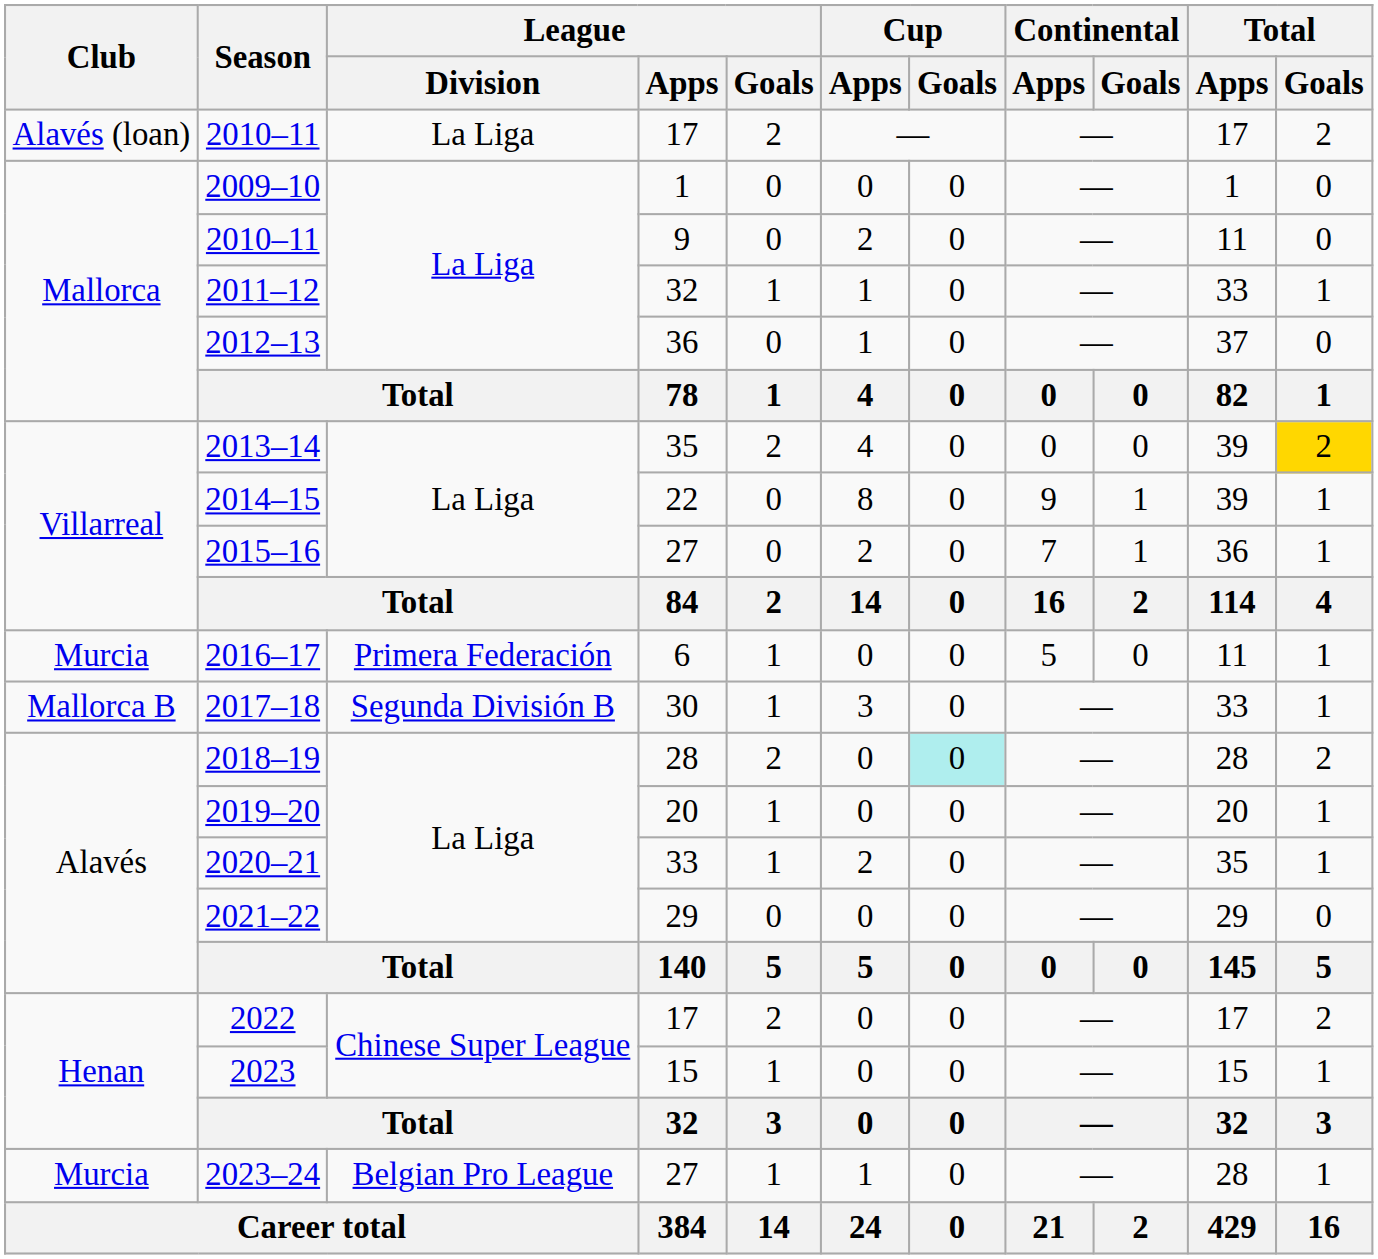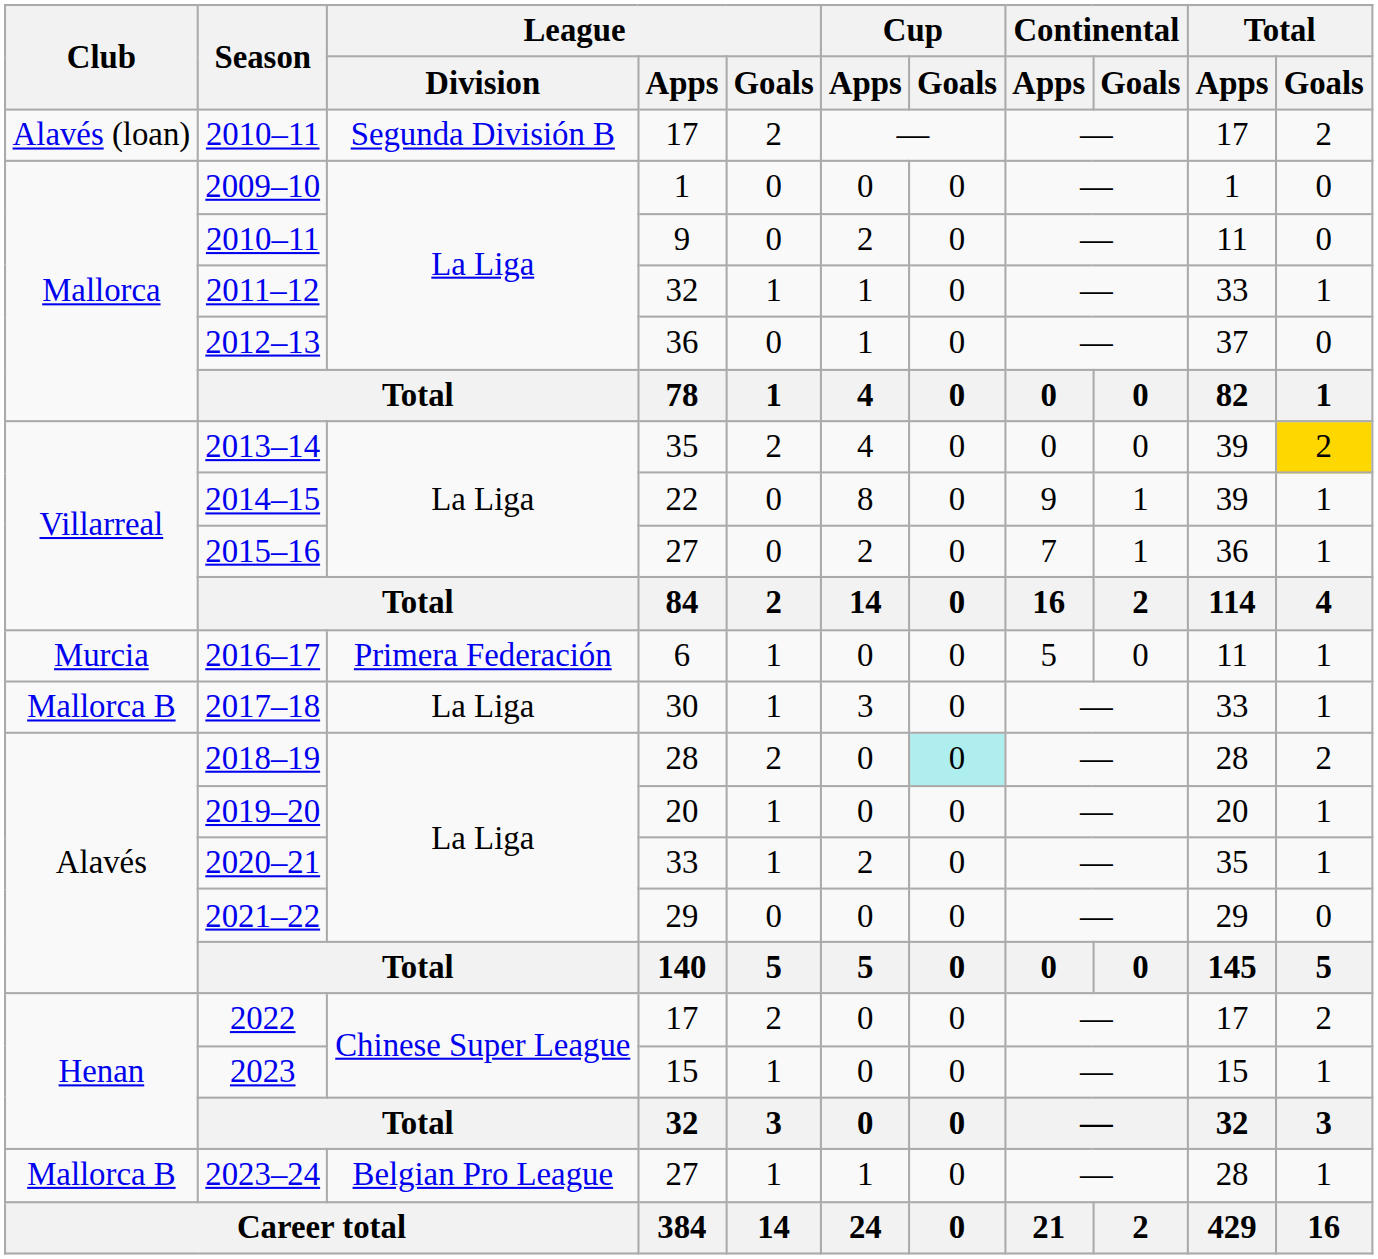(483, 134) La Liga -> (483, 134) Segunda División B
(483, 706) Segunda División B -> (483, 706) La Liga
(101, 1174) Murcia -> (101, 1174) Mallorca B
